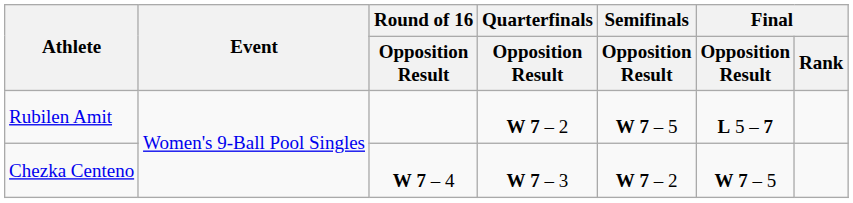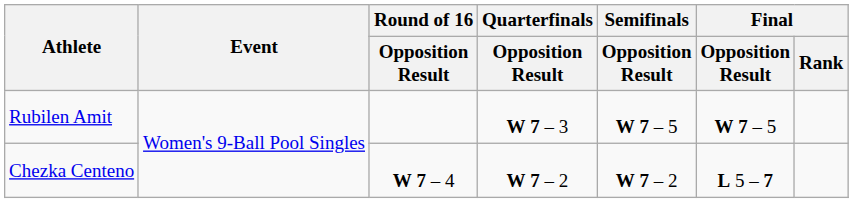(537, 128) W 7 – 2 -> (537, 128) W 7 – 3
(745, 128) L 5 – 7 -> (745, 128) W 7 – 5
(537, 181) W 7 – 3 -> (537, 181) W 7 – 2
(745, 181) W 7 – 5 -> (745, 181) L 5 – 7
